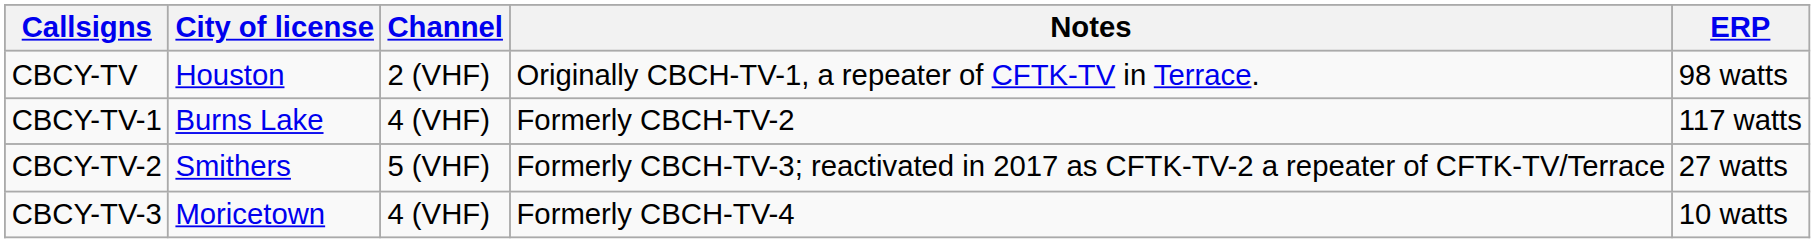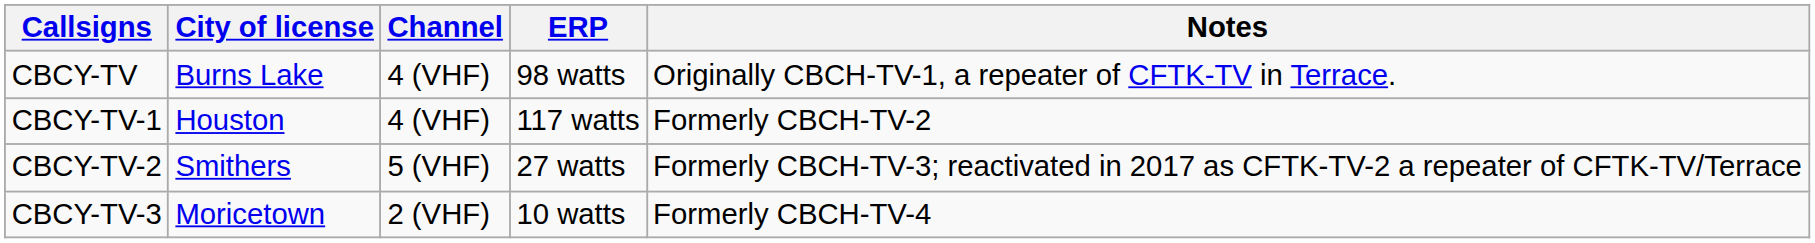columns swapped: (1740, 27) <-> (1091, 27)
(230, 74) Houston -> (249, 74) Burns Lake
(439, 74) 2 (VHF) -> (439, 74) 4 (VHF)
(249, 120) Burns Lake -> (230, 120) Houston
(439, 213) 4 (VHF) -> (439, 213) 2 (VHF)
